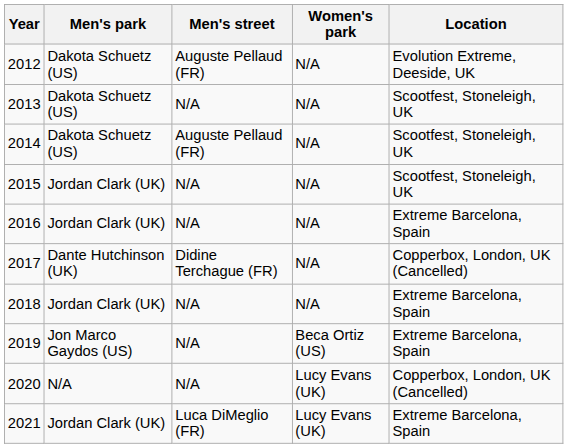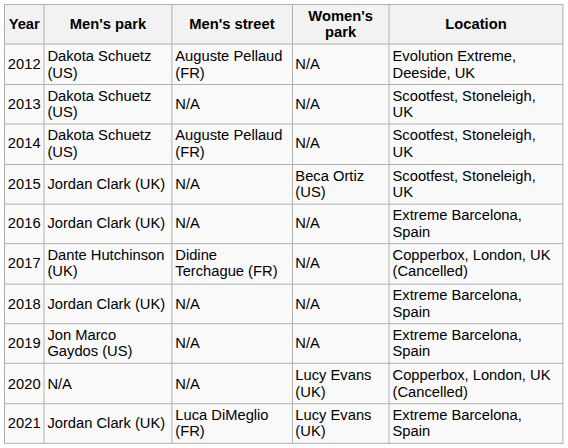(308, 184) N/A -> (330, 184) Beca Ortiz (US)
(330, 343) Beca Ortiz (US) -> (308, 343) N/A
